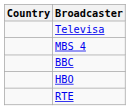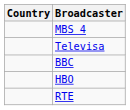rows swapped: (80, 30) <-> (70, 46)
